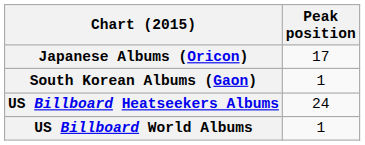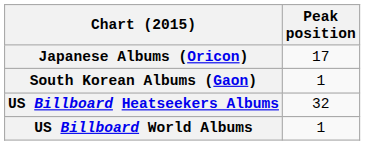(321, 104) 24 -> (321, 104) 32
